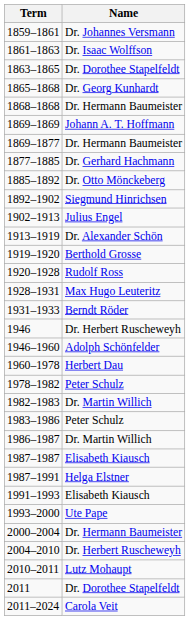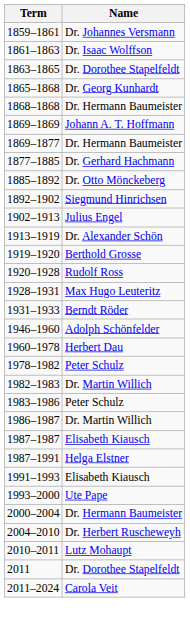- row: (19, 328)
